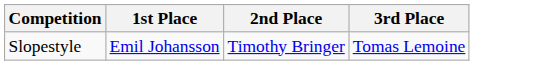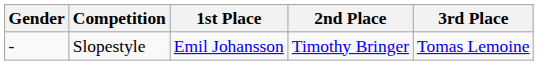+ column: (37, 18)
